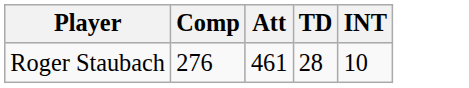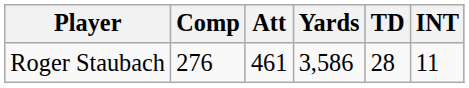+ column: (329, 23)
(356, 62) 10 -> (427, 62) 11
